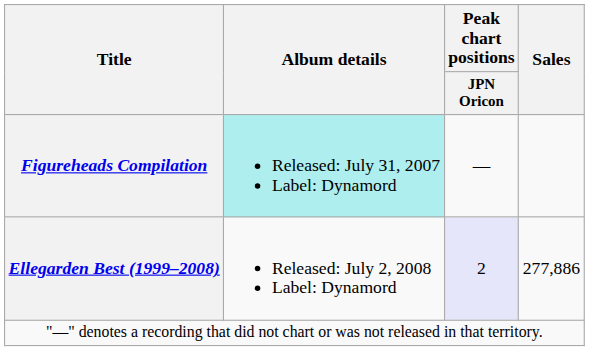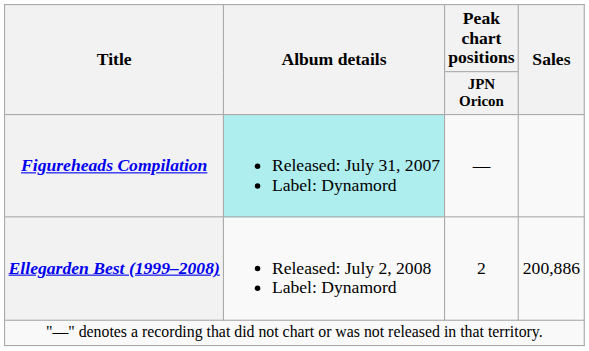(481, 268) lavender background -> (481, 268) no background
(551, 268) 277,886 -> (551, 268) 200,886
